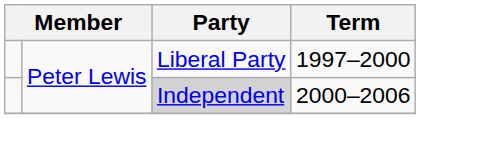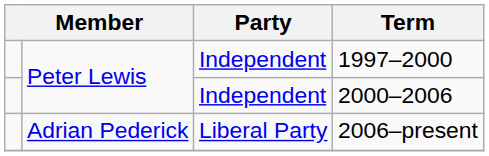(221, 58) Liberal Party -> (263, 58) Independent
(221, 95) lightgrey background -> (263, 95) no background
+ row: (408, 131)
